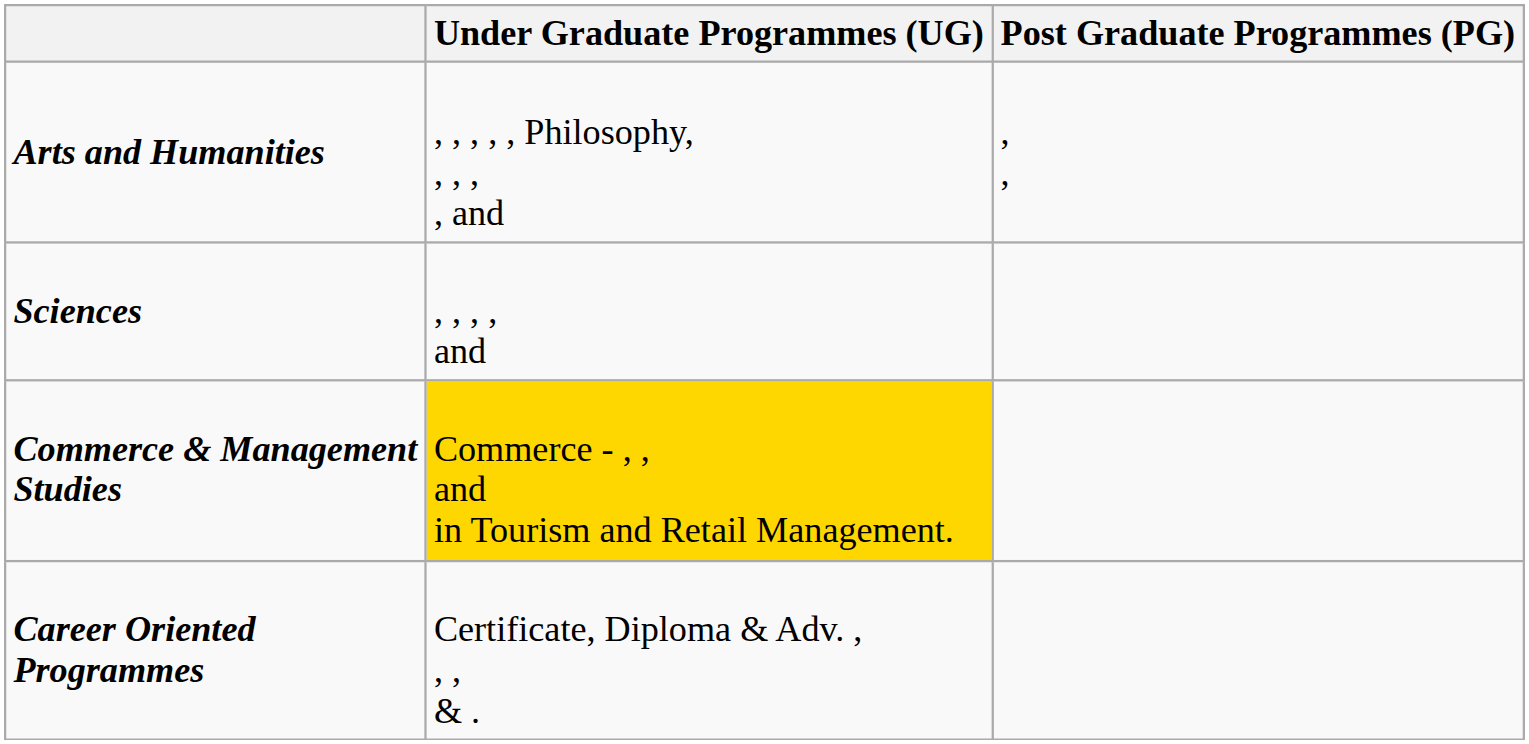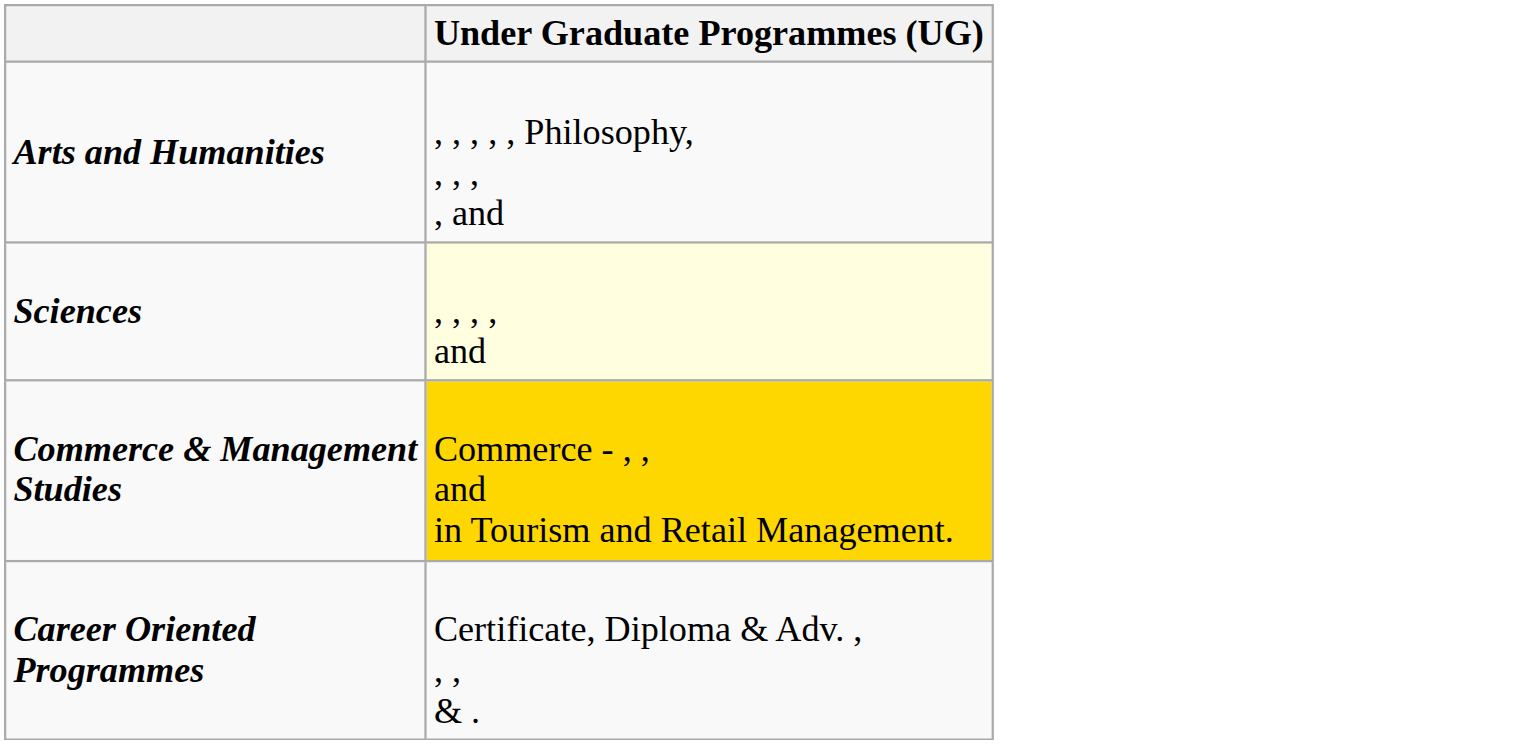- column: (1258, 33)
(466, 330) no background -> (466, 330) lightyellow background
